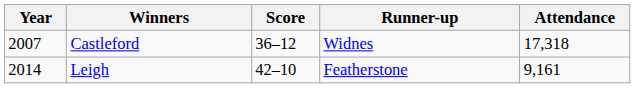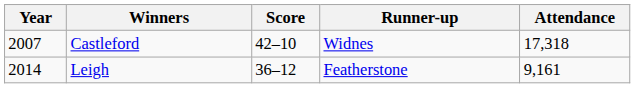(276, 43) 36–12 -> (276, 43) 42–10
(276, 69) 42–10 -> (276, 69) 36–12
